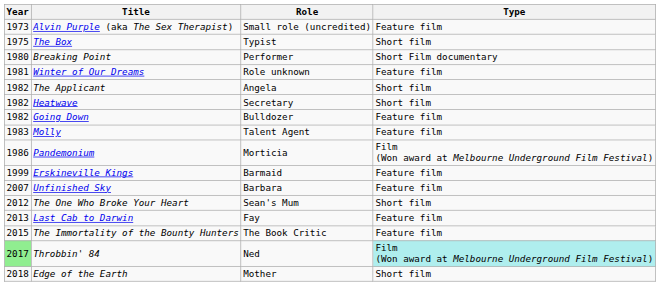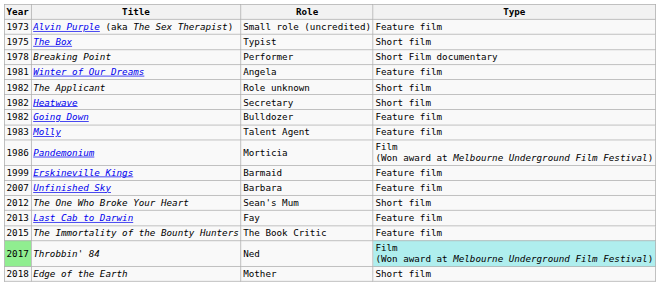(18, 57) 1980 -> (18, 57) 1978
(277, 72) Role unknown -> (260, 72) Angela
(260, 87) Angela -> (277, 87) Role unknown
